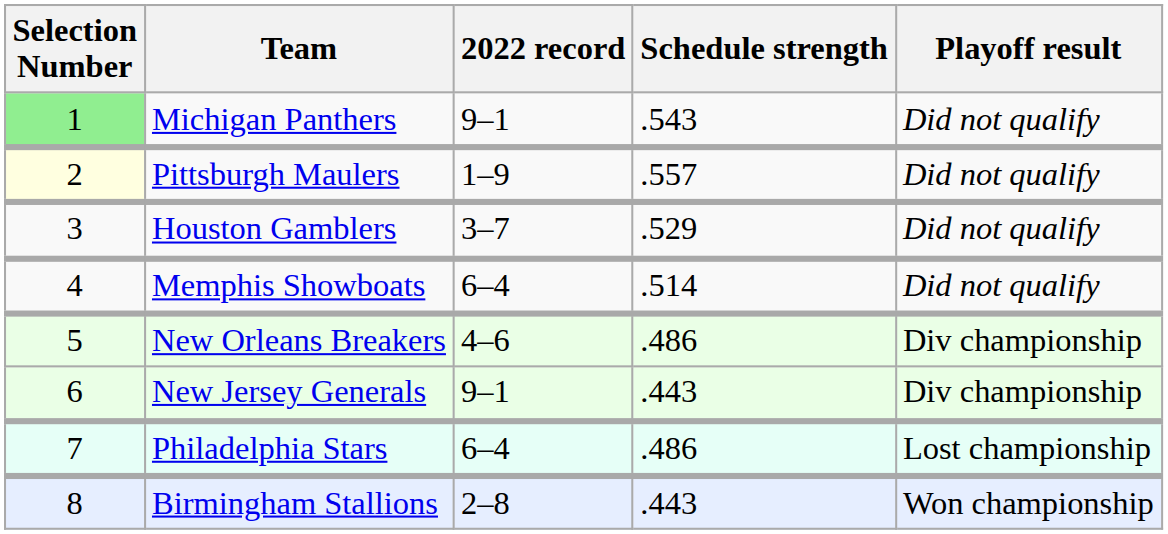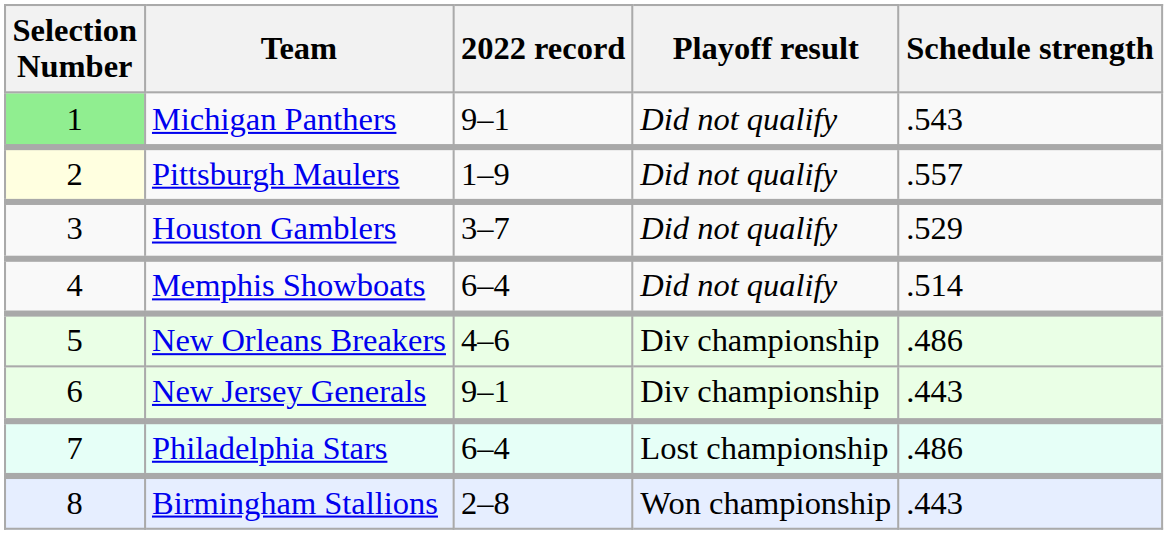columns swapped: (764, 48) <-> (1028, 48)
